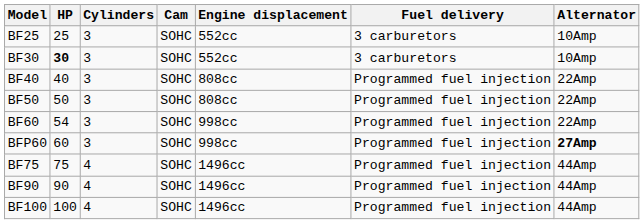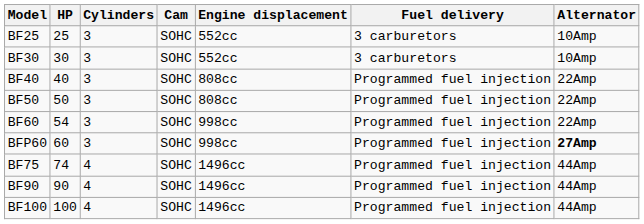(61, 58) bold -> (61, 58) normal
(61, 165) 75 -> (61, 165) 74
